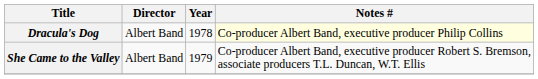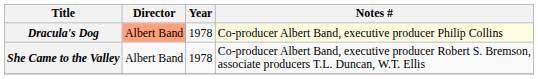(154, 32) no background -> (154, 32) lightsalmon background
(201, 58) 1979 -> (201, 58) 1978
